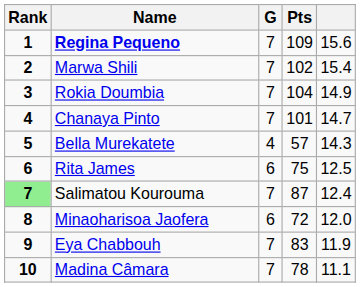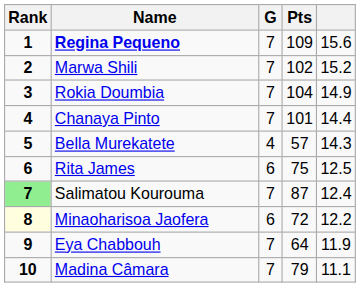(336, 68) 15.4 -> (336, 68) 15.2
(336, 119) 14.7 -> (336, 119) 14.4
(28, 220) no background -> (28, 220) lightyellow background
(336, 220) 12.0 -> (336, 220) 12.2
(300, 245) 83 -> (300, 245) 64
(300, 270) 78 -> (300, 270) 79
